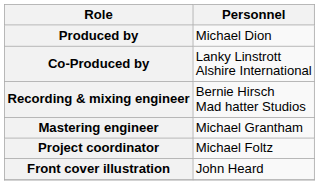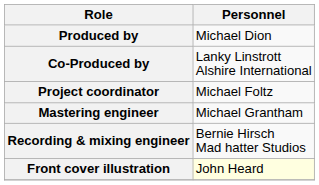rows swapped: (99, 99) <-> (99, 148)
(230, 169) no background -> (230, 169) lightyellow background
